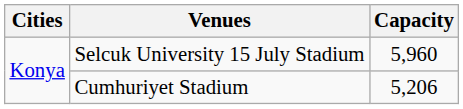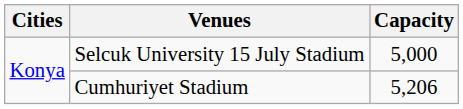(414, 53) 5,960 -> (414, 53) 5,000
